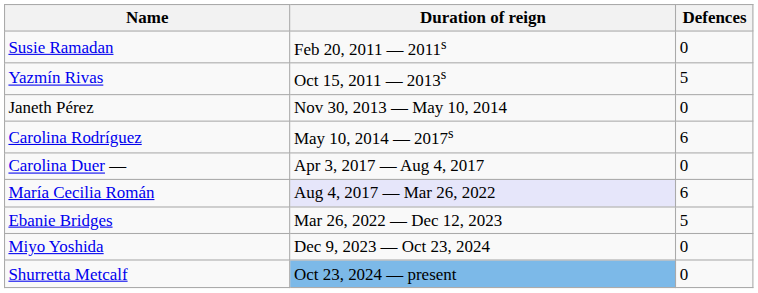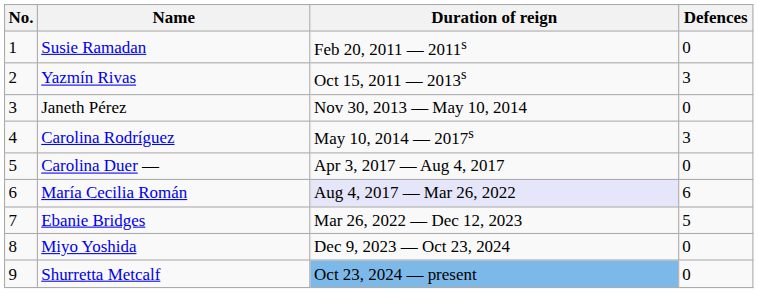+ column: (21, 17)
(684, 78) 5 -> (686, 78) 3
(684, 136) 6 -> (686, 136) 3
